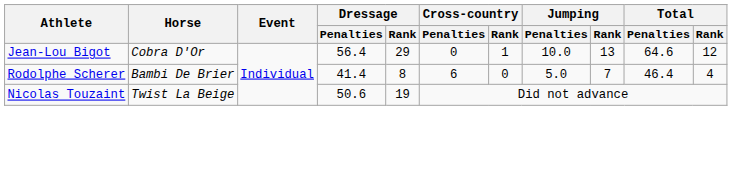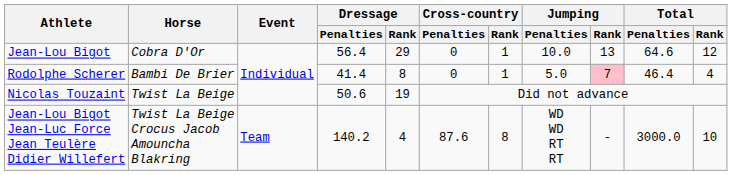(454, 74) 6 -> (454, 74) 0
(505, 74) 0 -> (505, 74) 1
(607, 74) no background -> (607, 74) pink background
+ row: (66, 137)
